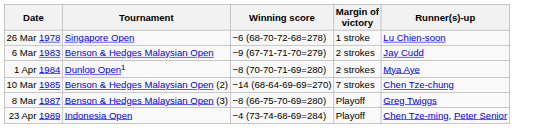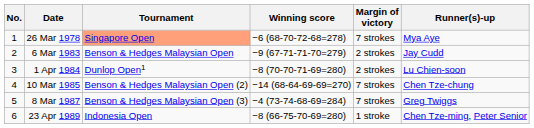+ column: (14, 17)
(100, 38) no background -> (119, 38) lightsalmon background
(353, 38) 1 stroke -> (375, 38) 7 strokes
(414, 38) Lu Chien-soon -> (421, 38) Mya Aye
(402, 69) Mya Aye -> (434, 69) Lu Chien-soon
(279, 101) −8 (66-75-70-69=280) -> (299, 101) −4 (73-74-68-69=284)
(350, 101) Playoff -> (375, 101) 7 strokes
(279, 116) −4 (73-74-68-69=284) -> (299, 116) −8 (66-75-70-69=280)
(350, 116) Playoff -> (373, 116) 1 stroke
